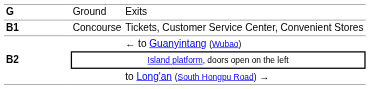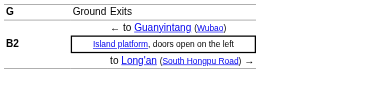- row: (244, 28)
